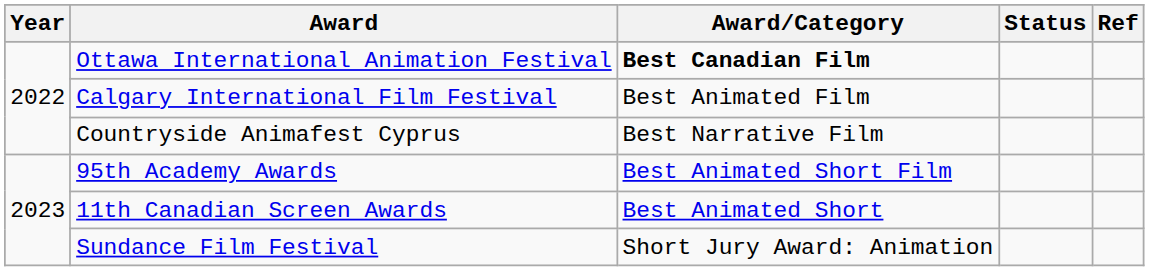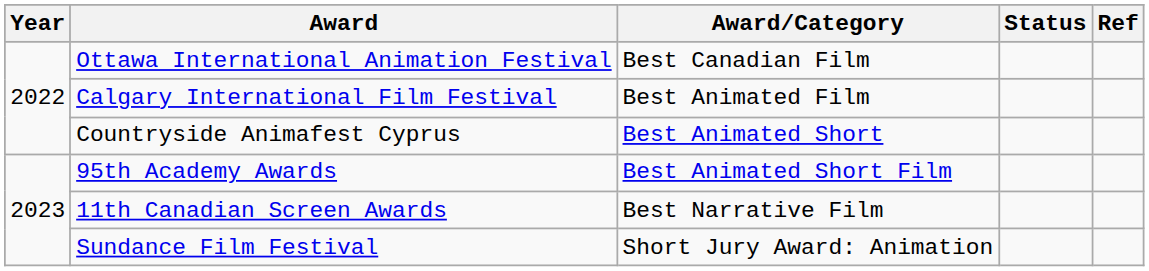(746, 61) bold -> (746, 61) normal
(753, 135) Best Narrative Film -> (753, 135) Best Animated Short
(753, 210) Best Animated Short -> (753, 210) Best Narrative Film
